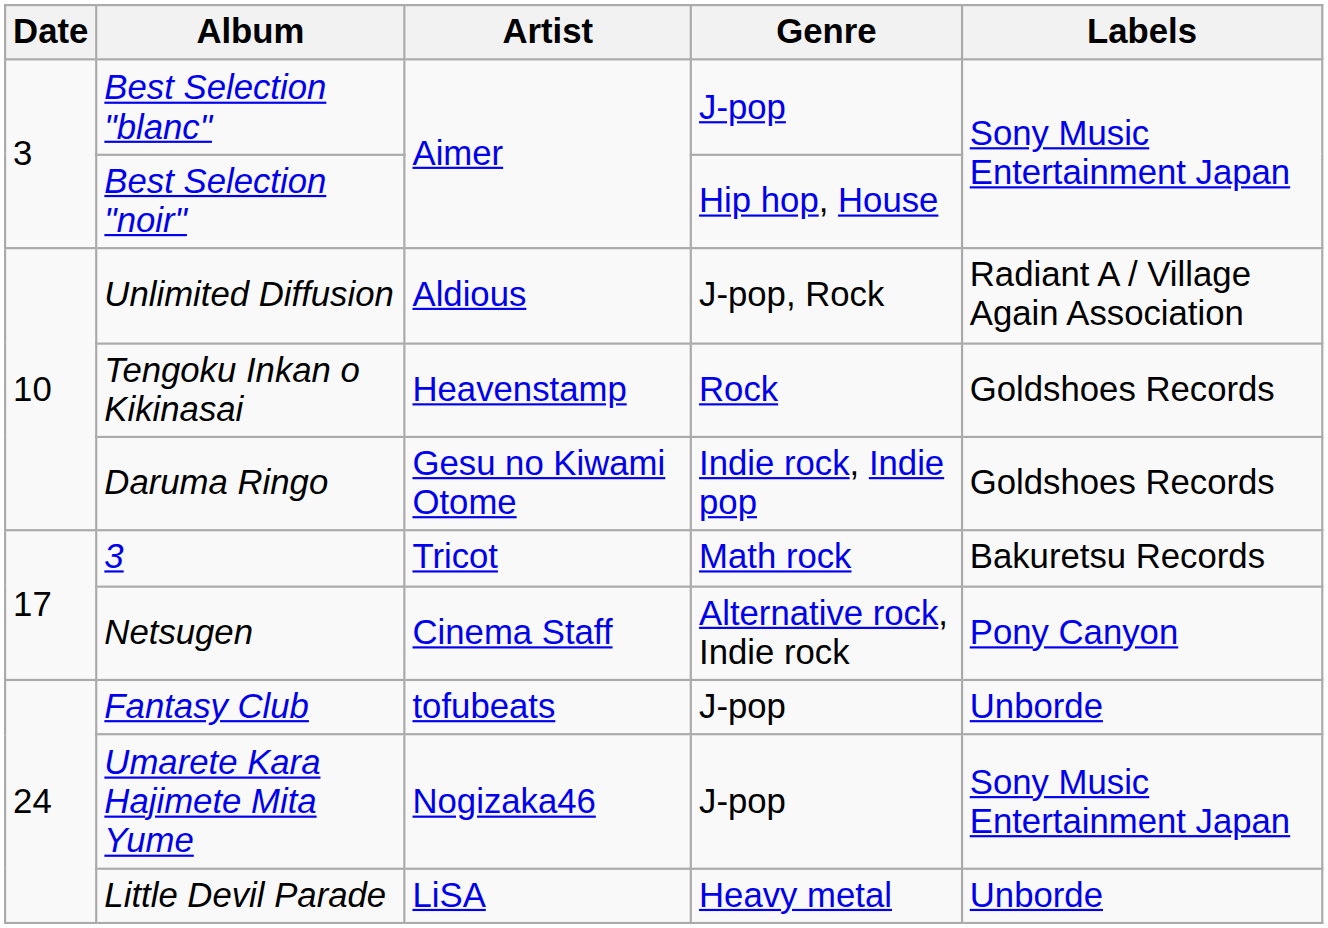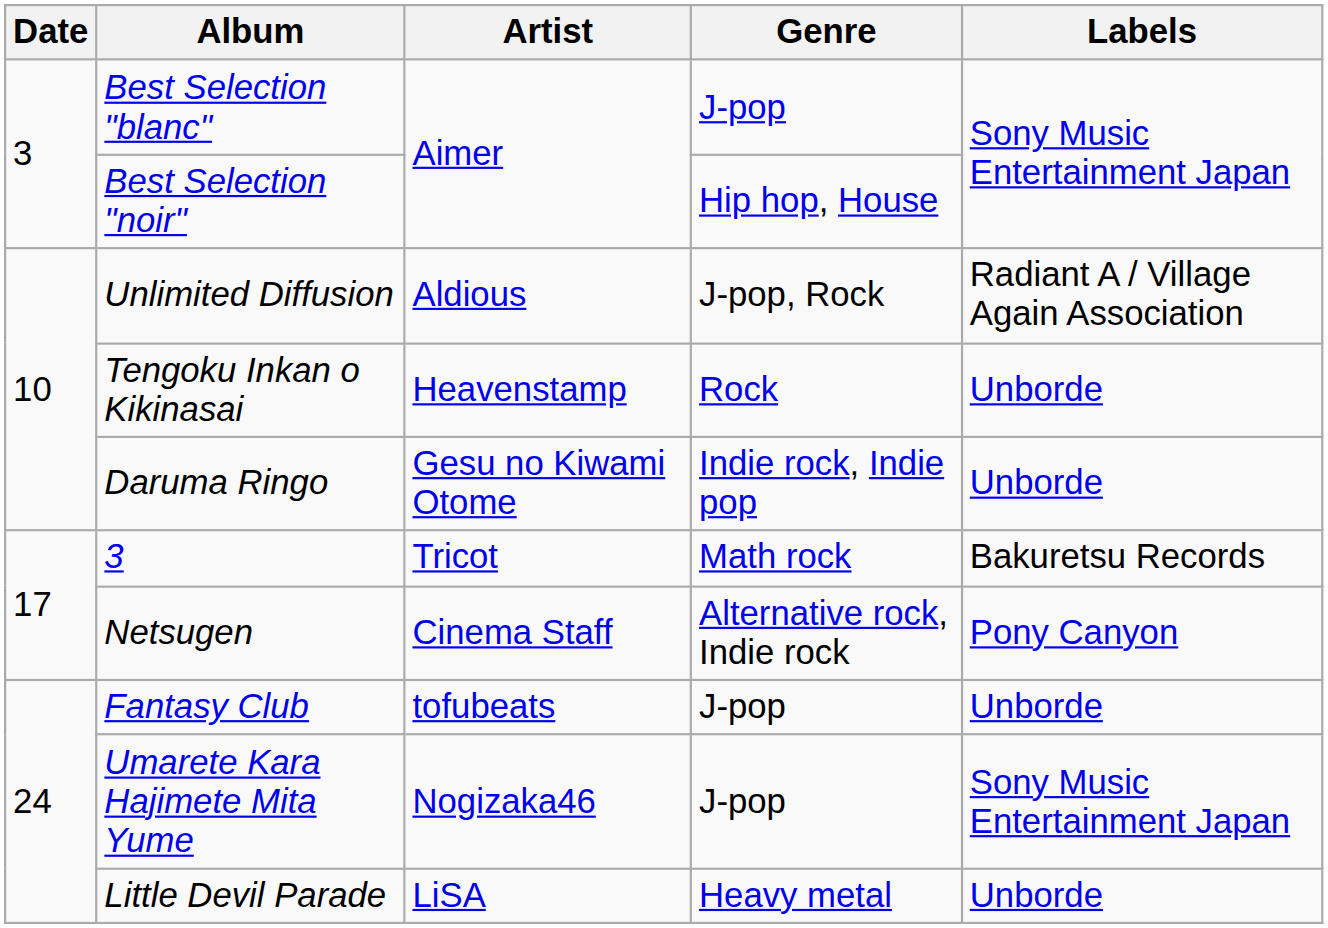(1122, 388) Goldshoes Records -> (1036, 388) Unborde
(1122, 483) Goldshoes Records -> (1036, 483) Unborde
